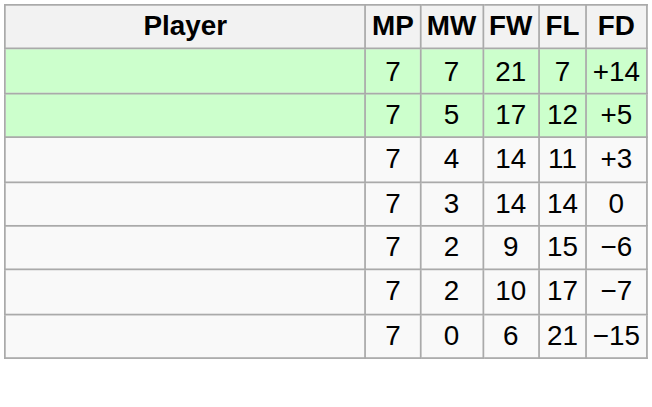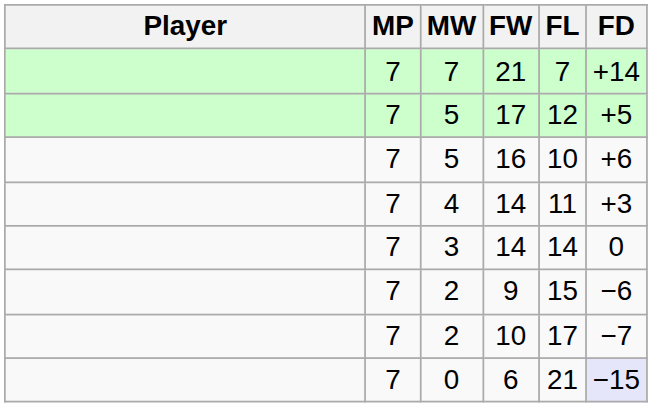+ row: (451, 159)
(616, 335) no background -> (616, 379) lavender background
